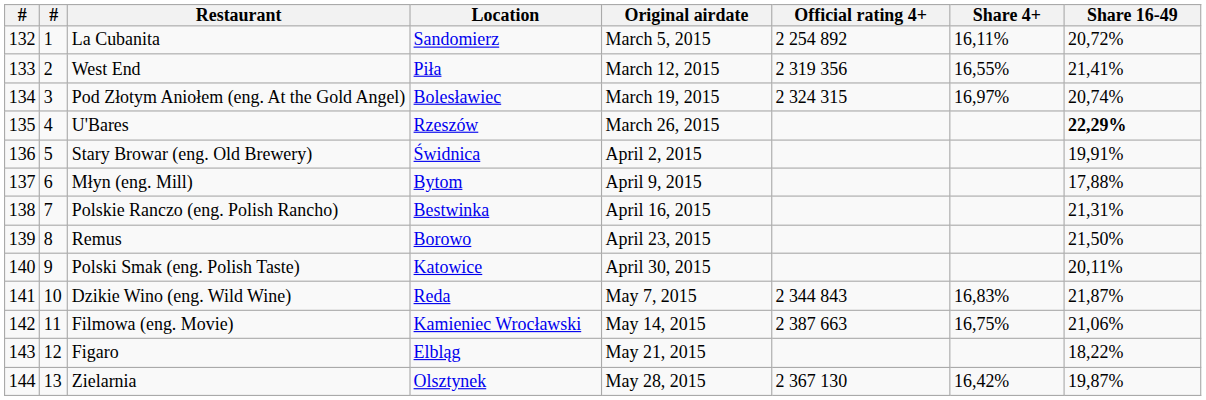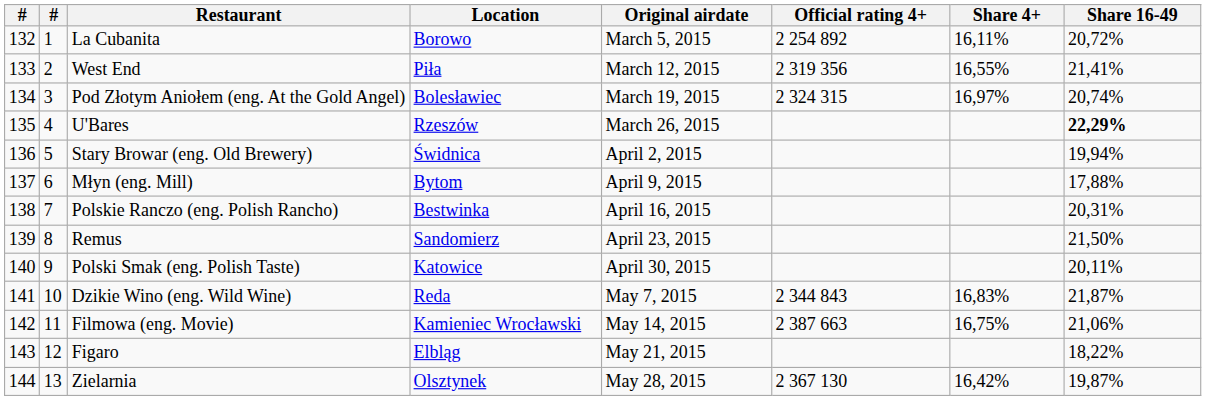(456, 39) Sandomierz -> (442, 39) Borowo
(1096, 153) 19,91% -> (1096, 153) 19,94%
(1096, 210) 21,31% -> (1096, 210) 20,31%
(442, 238) Borowo -> (456, 238) Sandomierz
